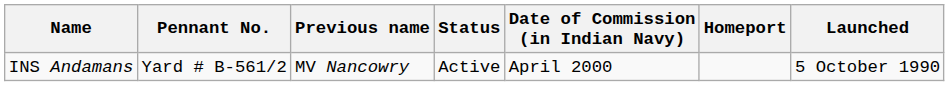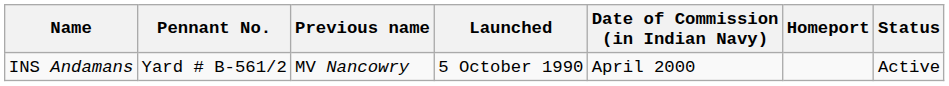columns swapped: (868, 29) <-> (469, 29)
